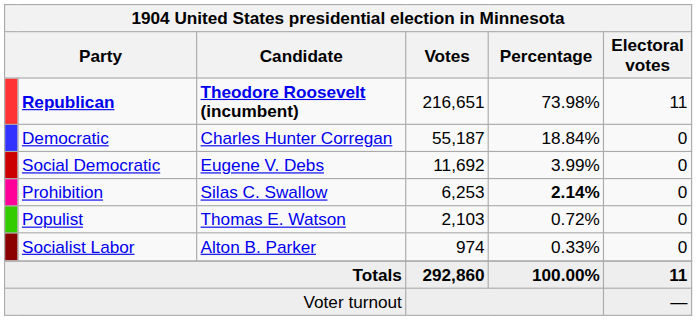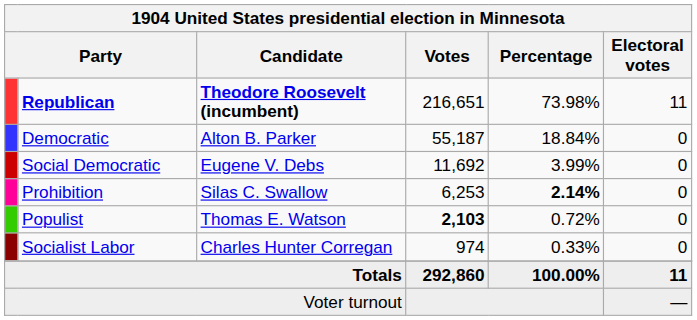(296, 138) Charles Hunter Corregan -> (258, 138) Alton B. Parker
(463, 220) normal -> (463, 220) bold
(258, 247) Alton B. Parker -> (296, 247) Charles Hunter Corregan
